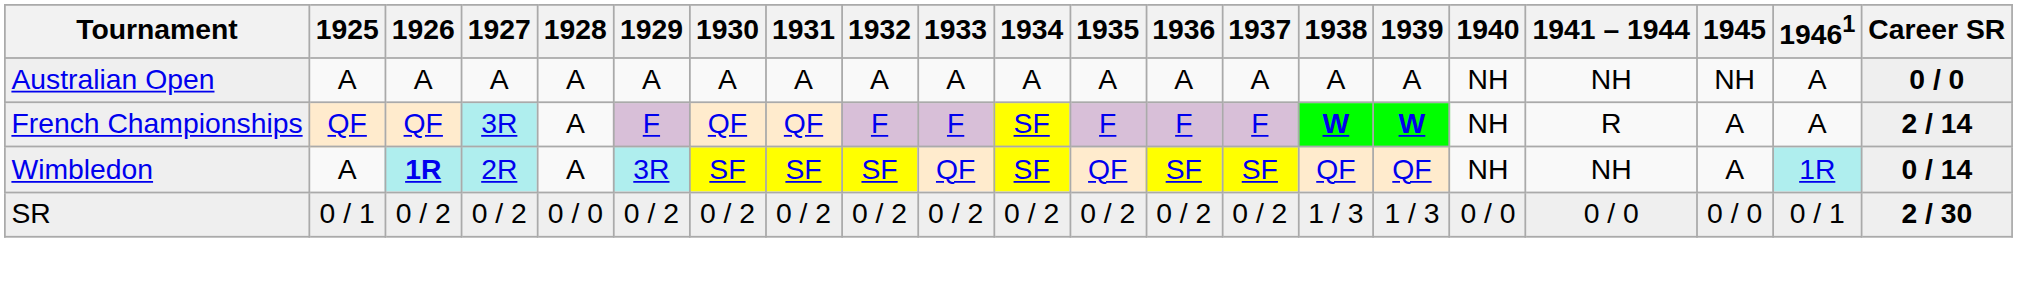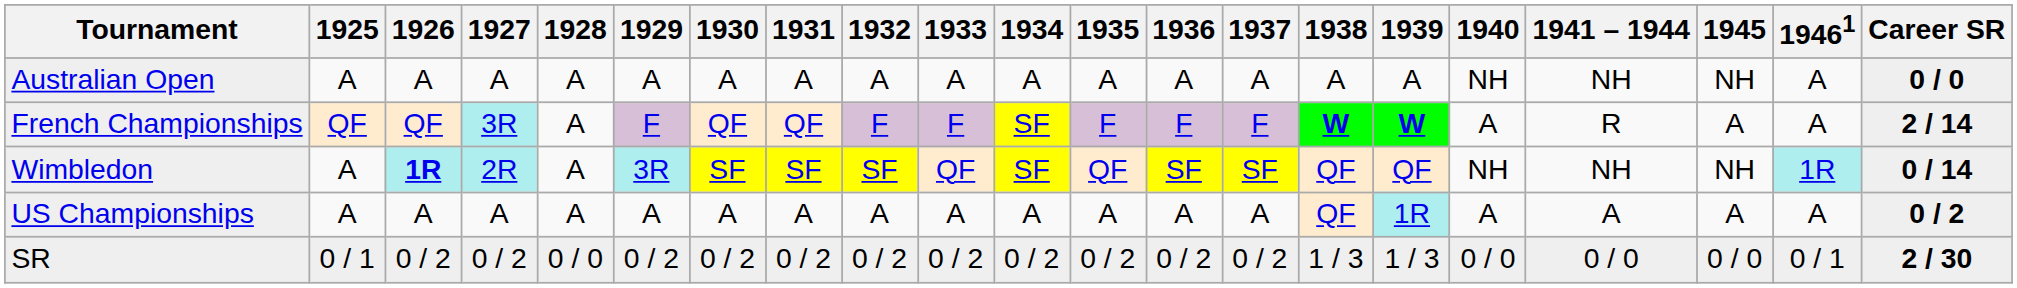(1488, 124) NH -> (1488, 124) A
(1735, 169) A -> (1735, 169) NH
+ row: (133, 214)
